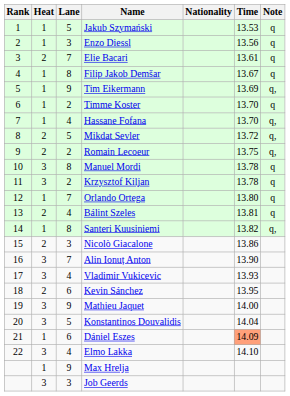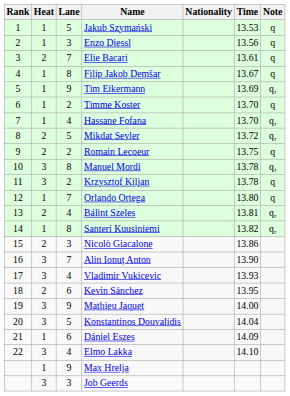(273, 151) q, -> (273, 151) q
(273, 167) q -> (273, 167) q,
(273, 213) q -> (273, 213) q,
(247, 337) lightsalmon background -> (247, 337) no background
